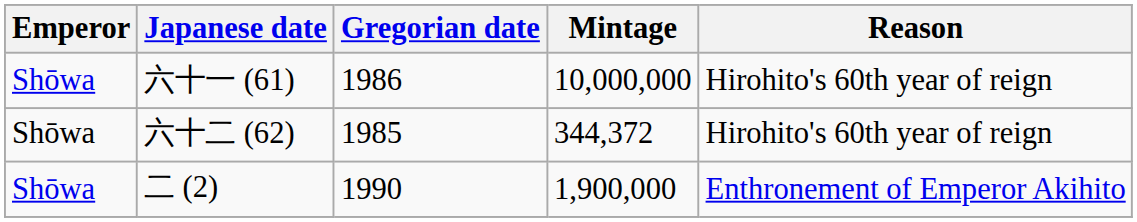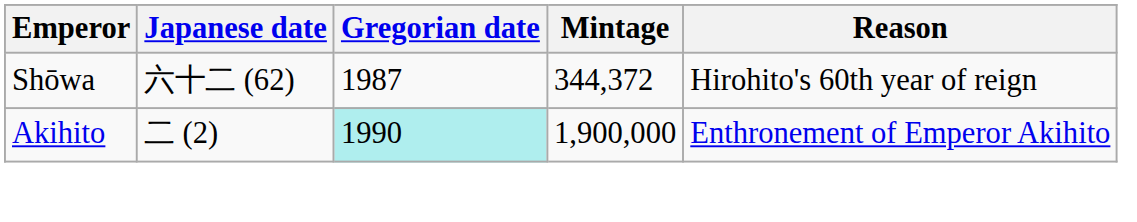- row: (219, 79)
(372, 134) 1985 -> (372, 80) 1987
(54, 188) Shōwa -> (59, 134) Akihito
(372, 188) no background -> (372, 134) paleturquoise background
